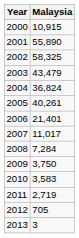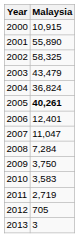(47, 103) normal -> (47, 103) bold
(47, 118) 21,401 -> (47, 118) 12,401
(47, 133) 11,017 -> (47, 133) 11,047
